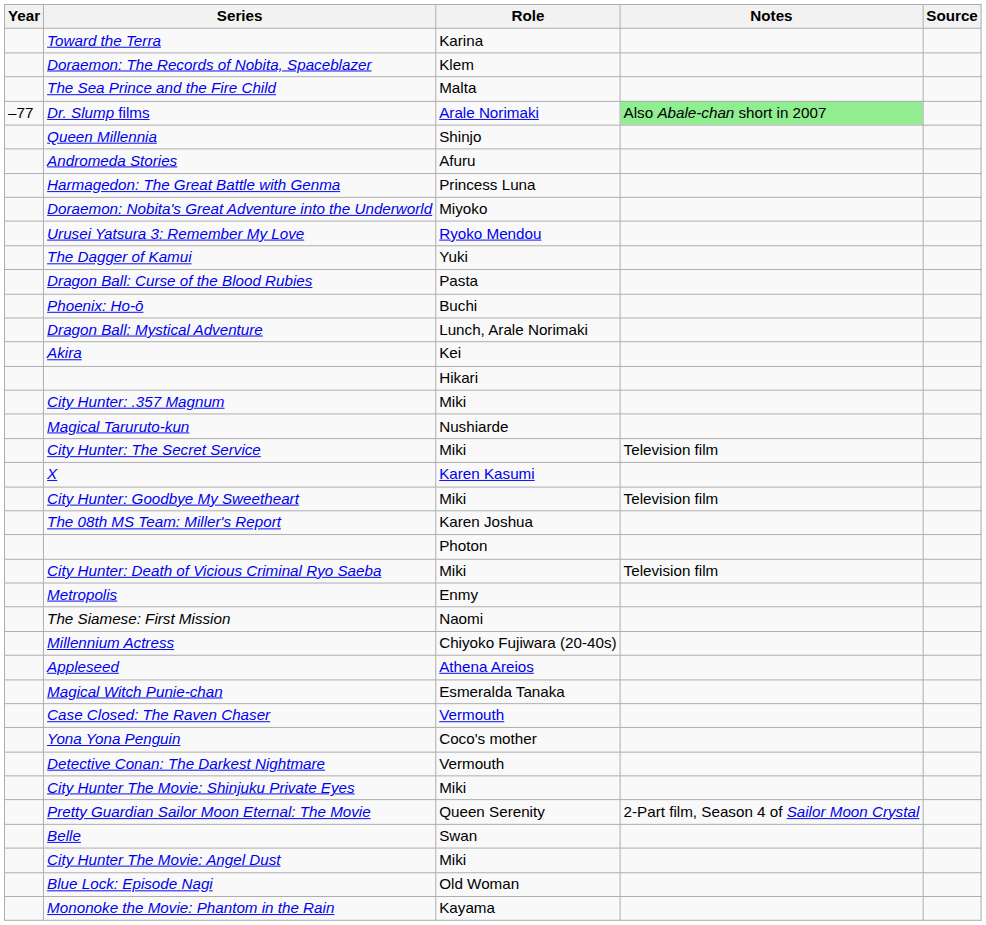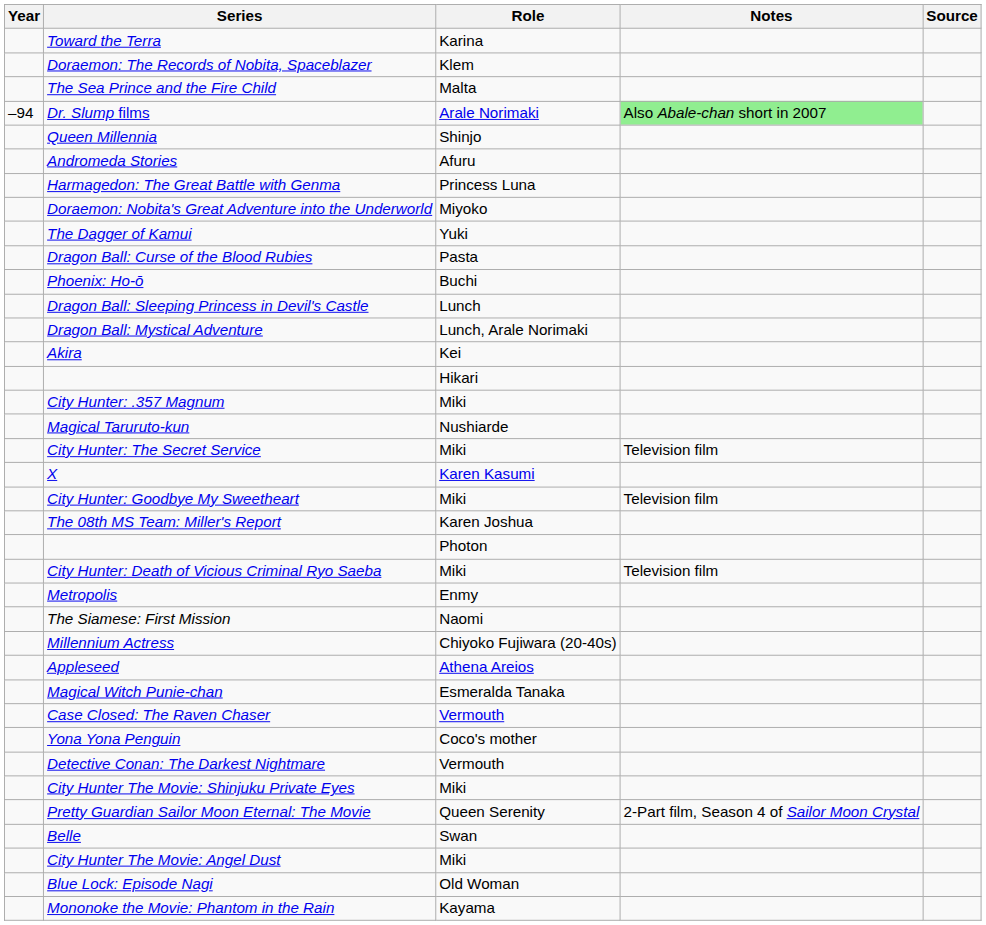(21, 112) –77 -> (21, 112) –94
- row: (176, 233)
+ row: (208, 305)
